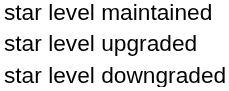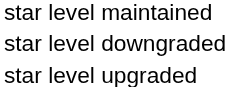rows swapped: (101, 44) <-> (115, 75)
